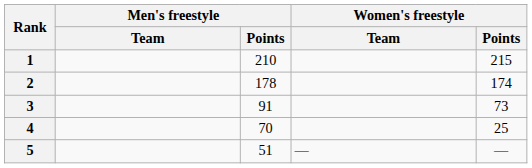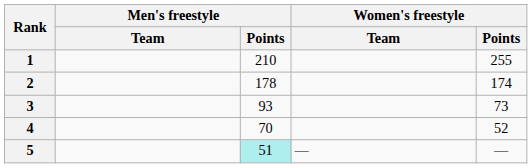(501, 60) 215 -> (501, 60) 255
(266, 106) 91 -> (266, 106) 93
(501, 128) 25 -> (501, 128) 52
(266, 151) no background -> (266, 151) paleturquoise background
